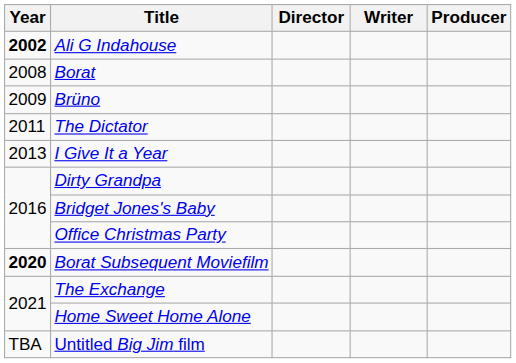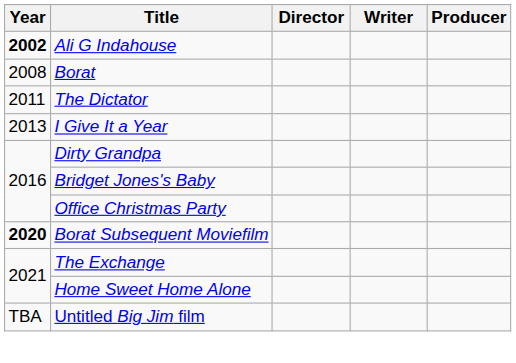- row: (77, 99)
